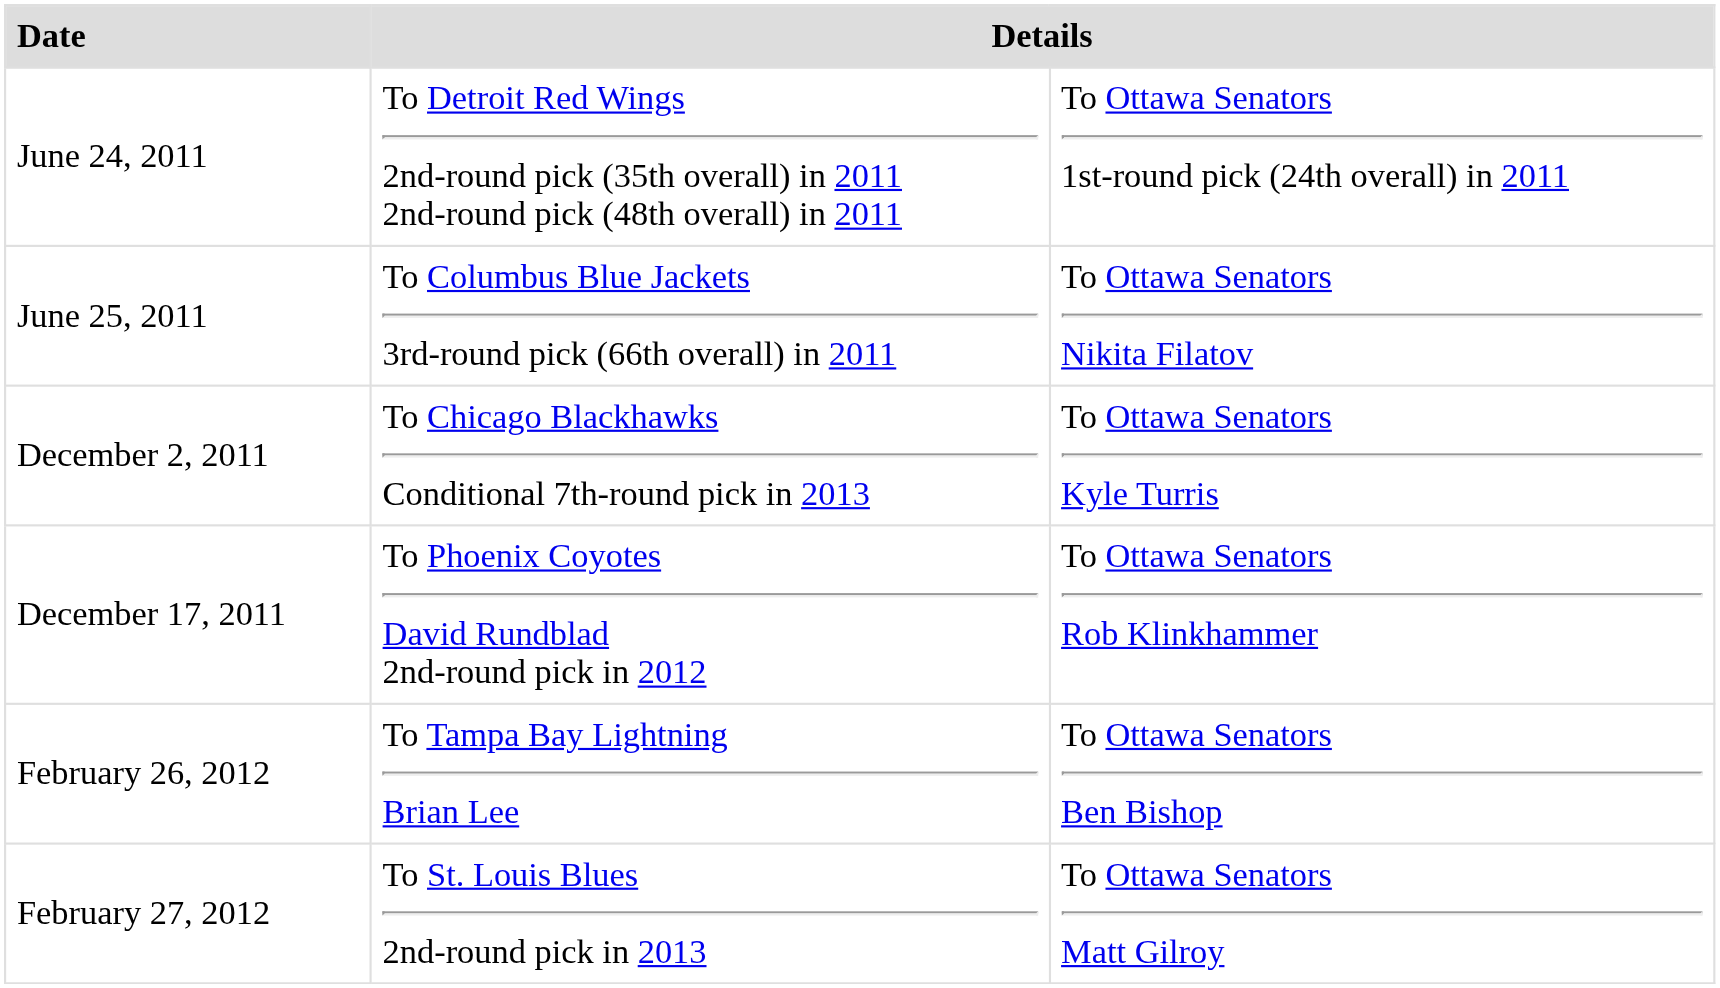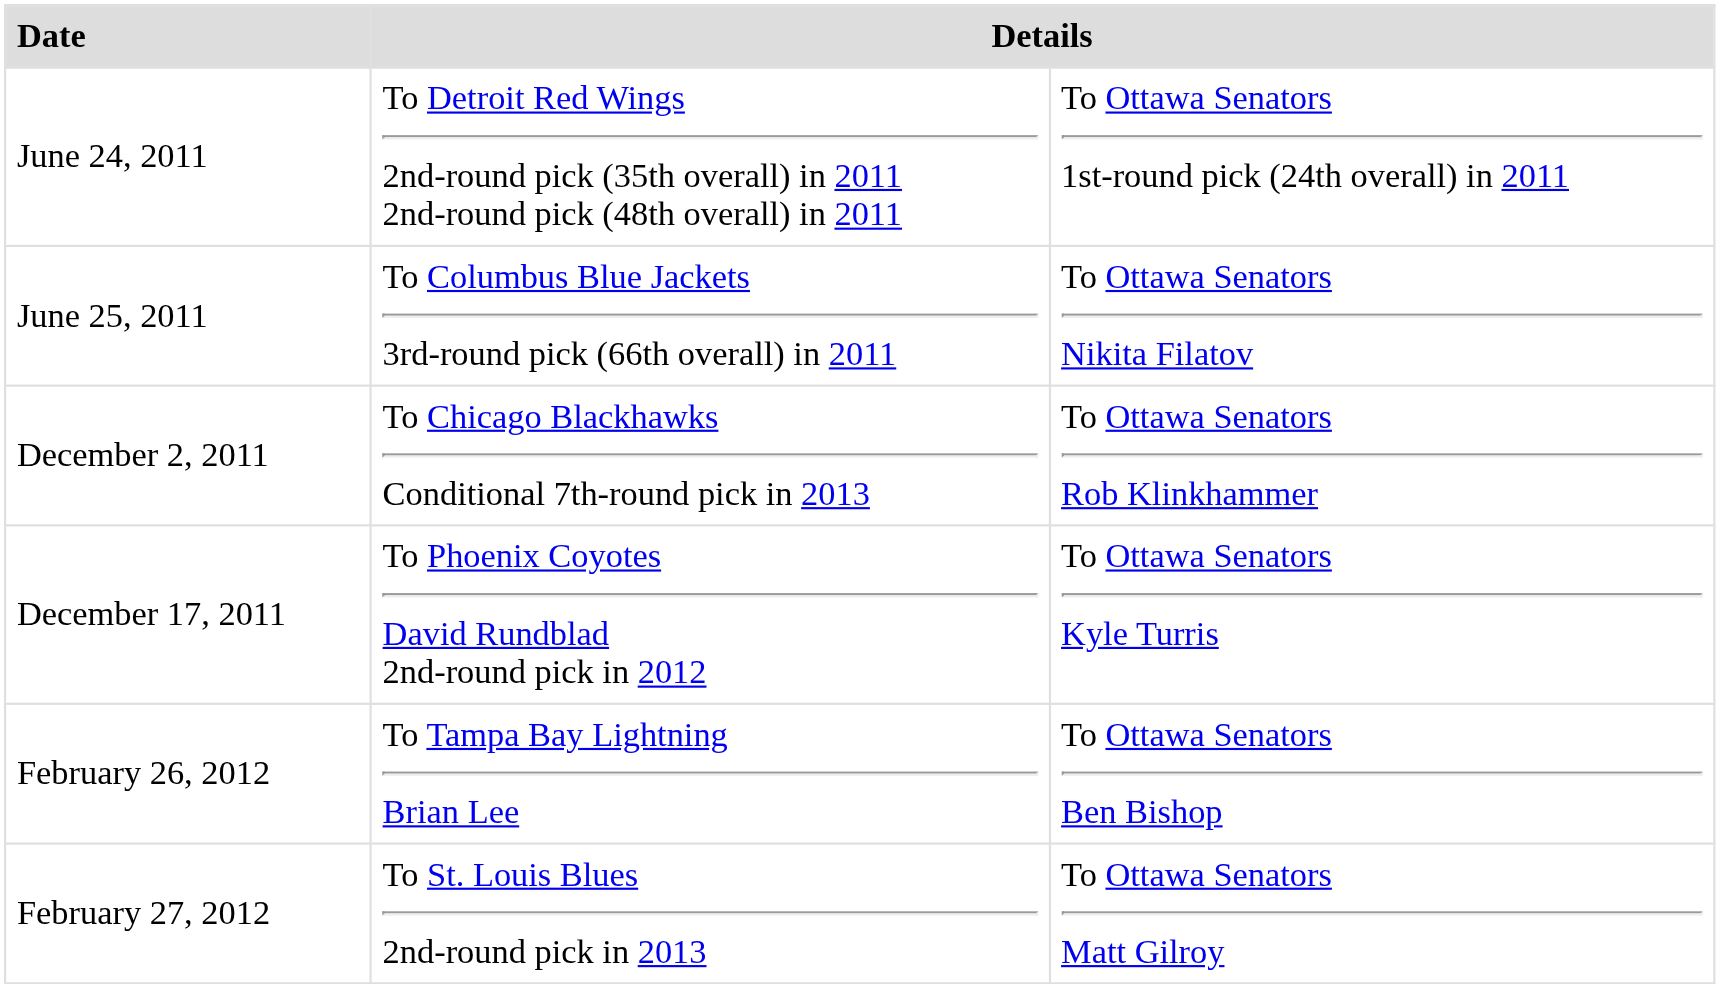(1381, 454) To Ottawa Senators Kyle Turris -> (1381, 454) To Ottawa Senators Rob Klinkhammer
(1381, 594) To Ottawa Senators Rob Klinkhammer -> (1381, 594) To Ottawa Senators Kyle Turris
